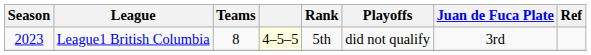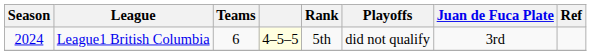(29, 38) 2023 -> (29, 38) 2024
(236, 38) 8 -> (236, 38) 6
